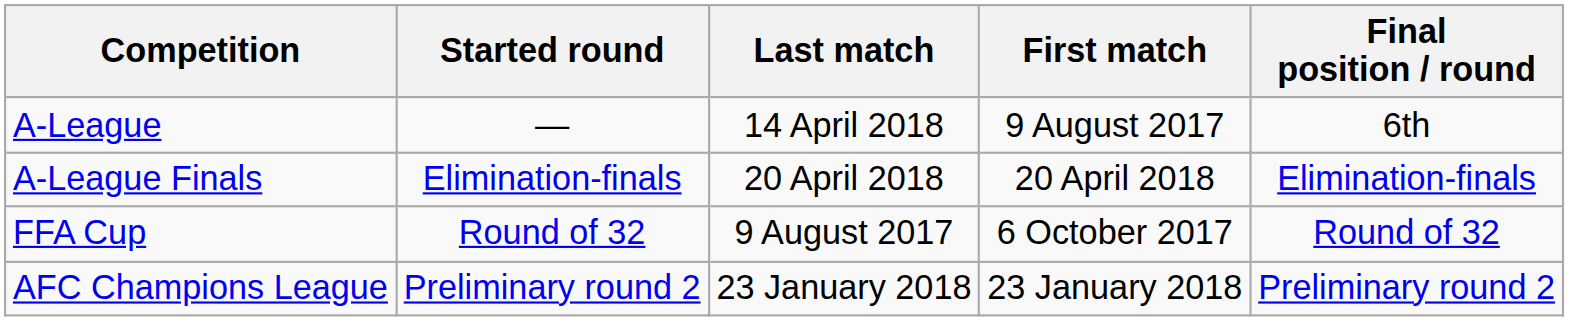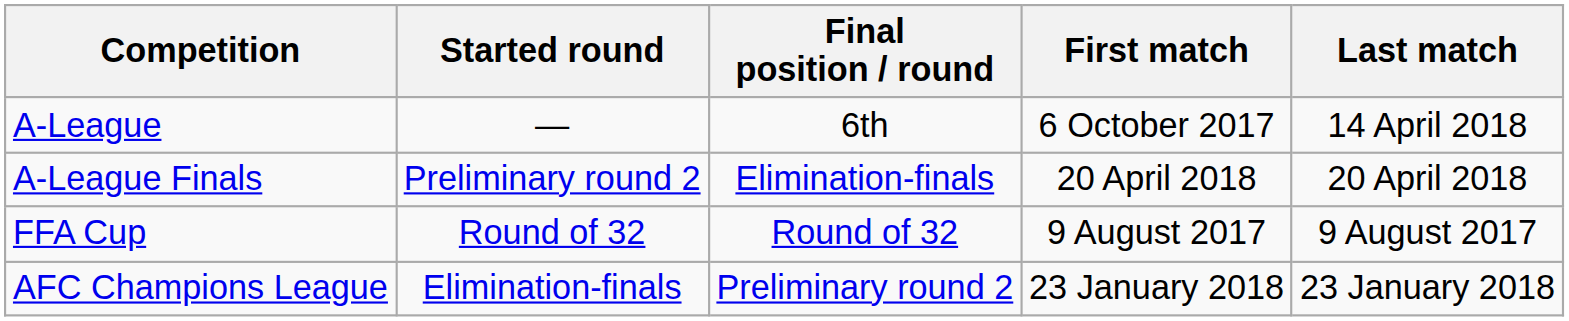columns swapped: (1407, 50) <-> (844, 50)
(1115, 124) 9 August 2017 -> (1157, 124) 6 October 2017
(552, 178) Elimination-finals -> (552, 178) Preliminary round 2
(1115, 233) 6 October 2017 -> (1157, 233) 9 August 2017
(552, 287) Preliminary round 2 -> (552, 287) Elimination-finals
